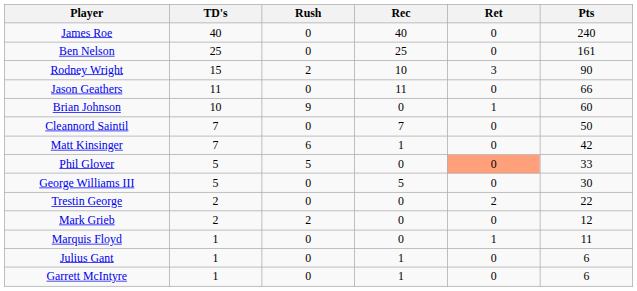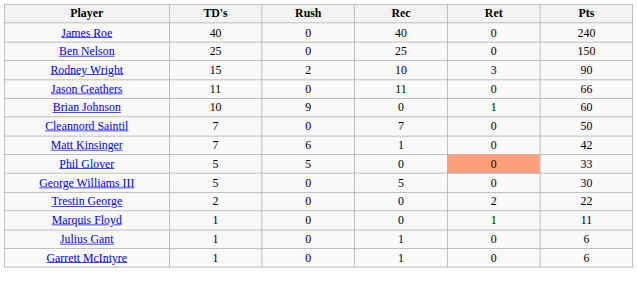(586, 51) 161 -> (586, 51) 150
- row: (87, 220)
